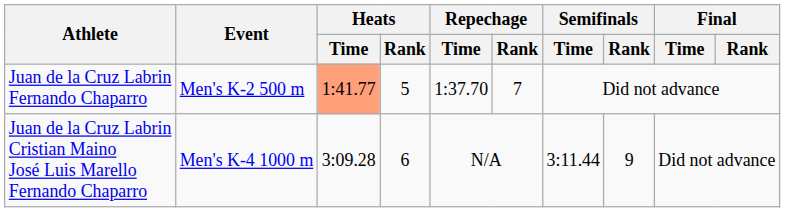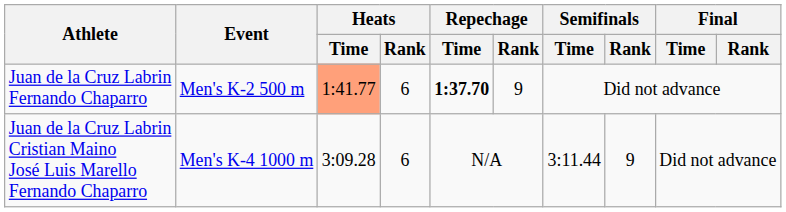(405, 89) 5 -> (405, 89) 6
(461, 89) normal -> (462, 89) bold
(517, 89) 7 -> (518, 89) 9
